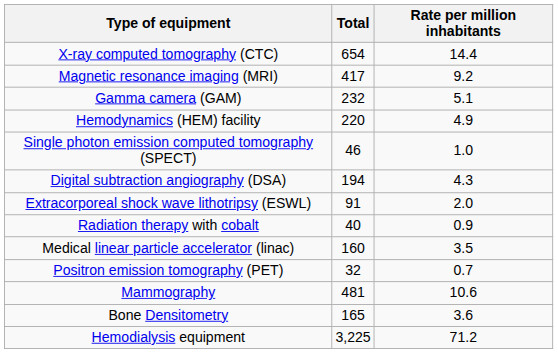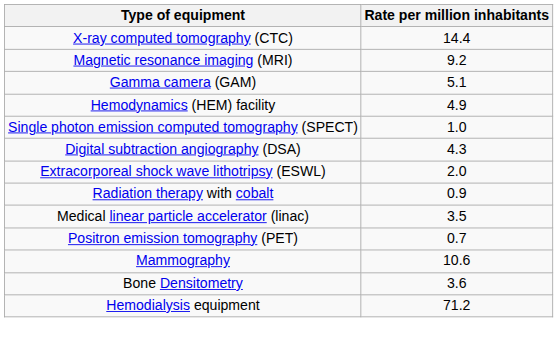- column: (353, 23)
